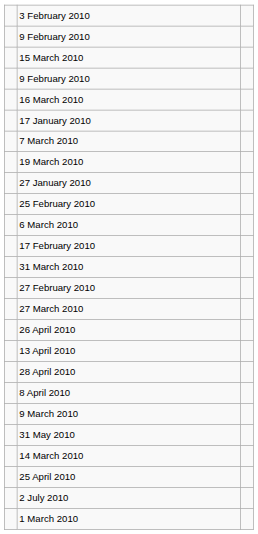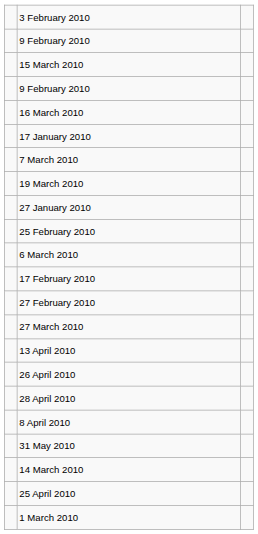- row: (11, 267)
rows swapped: (11, 351) <-> (11, 330)
- row: (11, 414)
- row: (11, 498)
